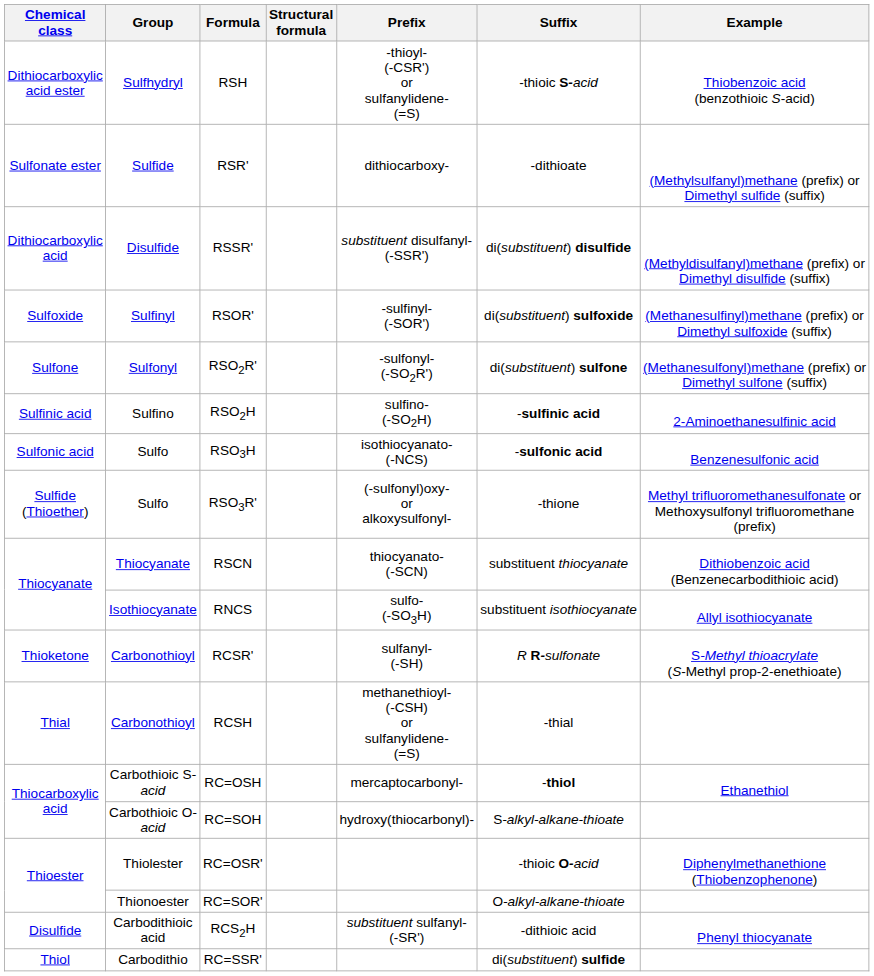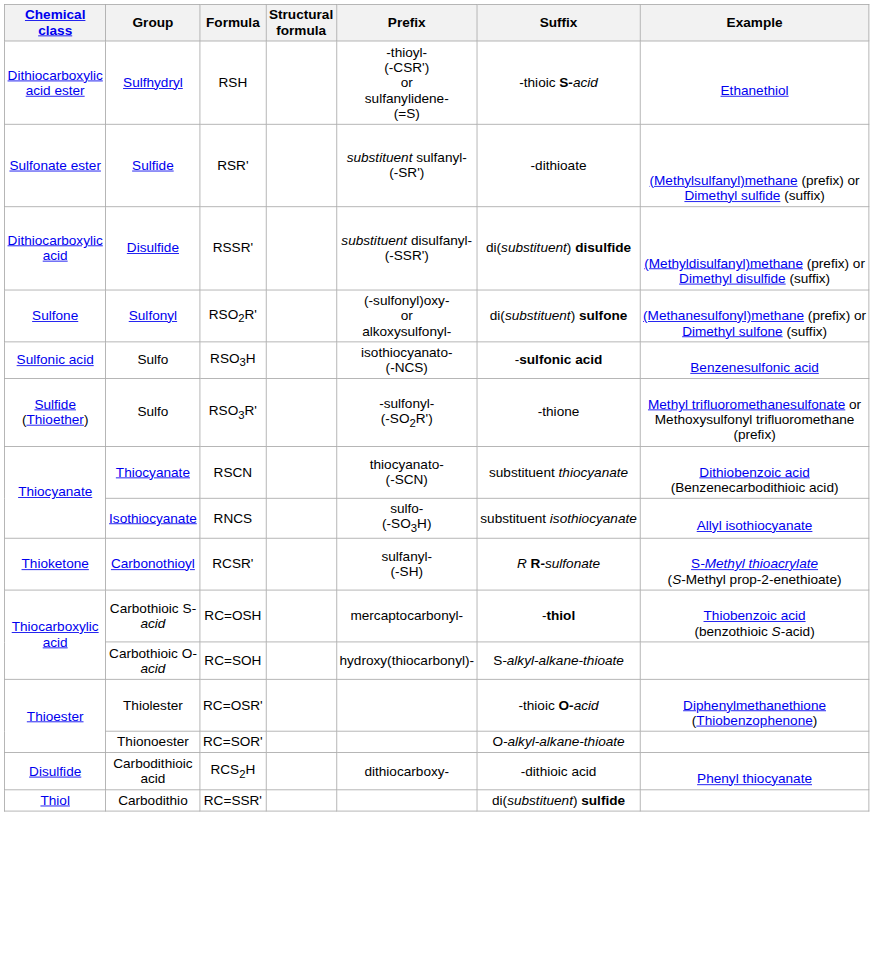(755, 90) Thiobenzoic acid (benzothioic S-acid) -> (755, 90) Ethanethiol
(407, 165) dithiocarboxy- -> (407, 165) substituent sulfanyl- (-SR')
- row: (233, 315)
(407, 368) -sulfonyl- (-SO2R') -> (407, 315) (-sulfonyl)oxy- or alkoxysulfonyl-
- row: (233, 414)
(407, 504) (-sulfonyl)oxy- or alkoxysulfonyl- -> (407, 412) -sulfonyl- (-SO2R')
- row: (233, 723)
(755, 790) Ethanethiol -> (755, 623) Thiobenzoic acid (benzothioic S-acid)
(407, 930) substituent sulfanyl- (-SR') -> (407, 771) dithiocarboxy-
